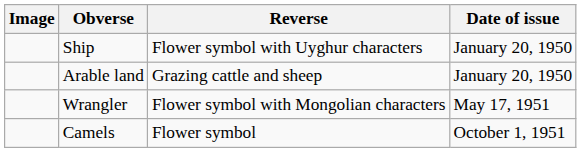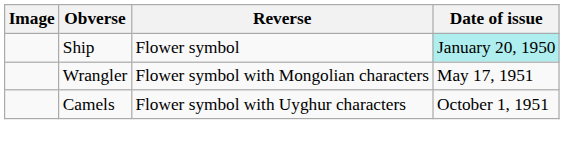(287, 47) Flower symbol with Uyghur characters -> (187, 47) Flower symbol
(513, 47) no background -> (496, 47) paleturquoise background
- row: (103, 76)
(204, 133) Flower symbol -> (271, 104) Flower symbol with Uyghur characters
